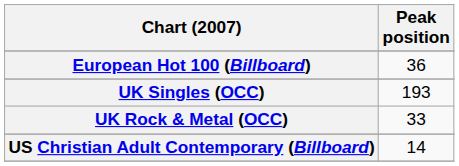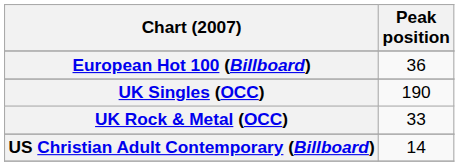(416, 92) 193 -> (416, 92) 190
